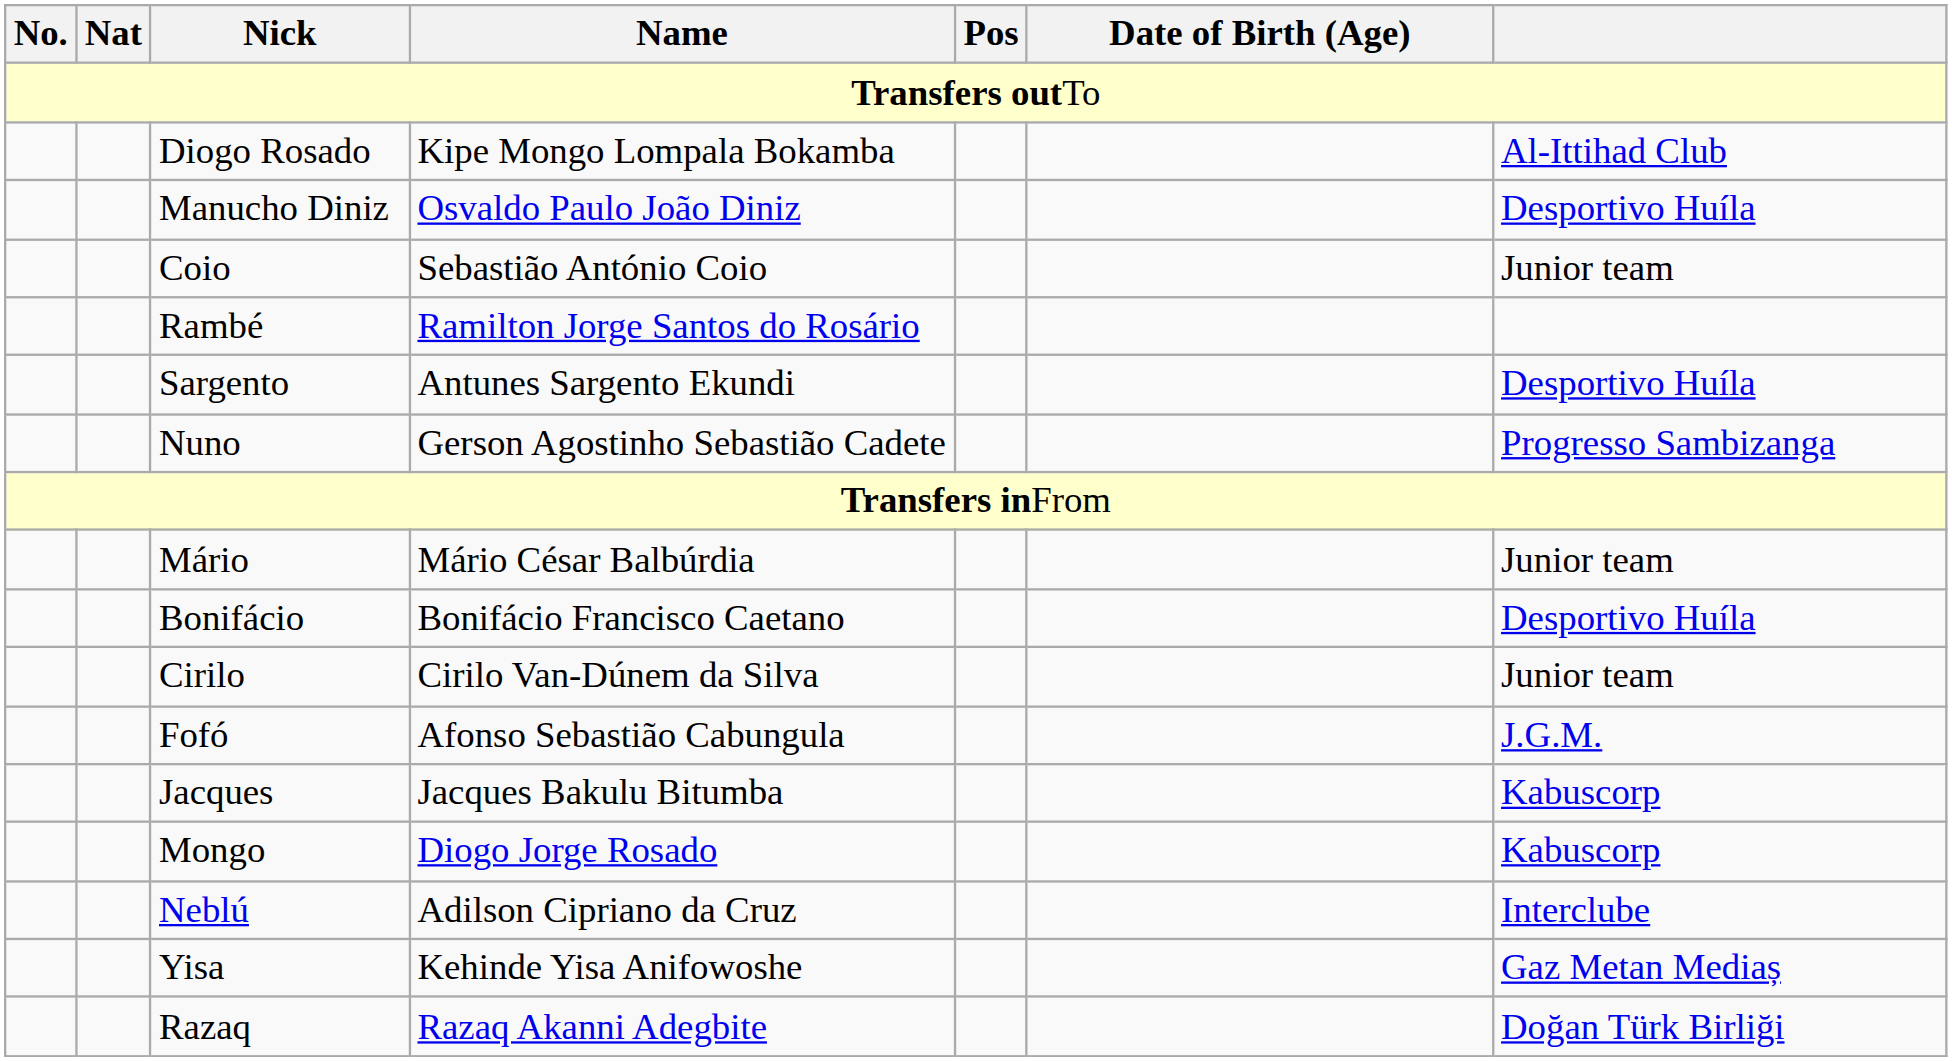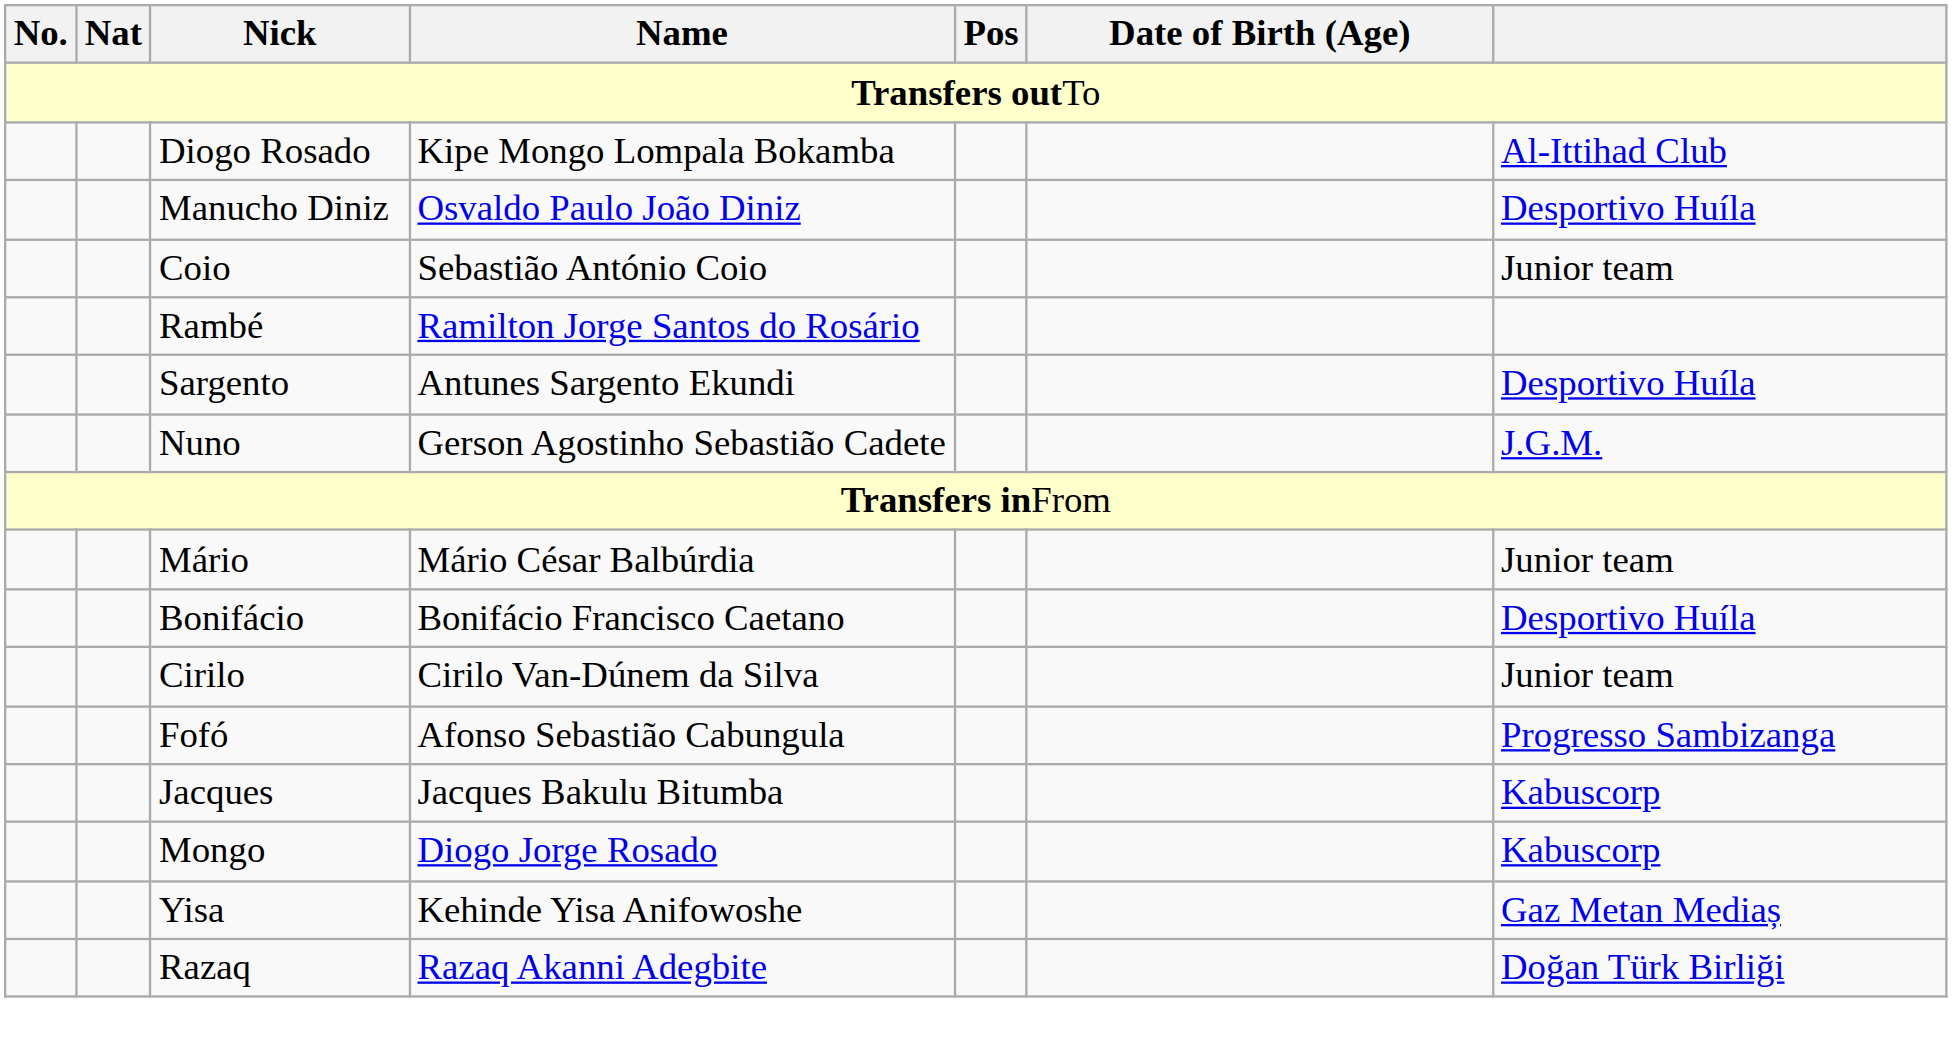(1668, 442) Progresso Sambizanga -> (1552, 442) J.G.M.
(1552, 734) J.G.M. -> (1668, 734) Progresso Sambizanga
- row: (204, 909)
